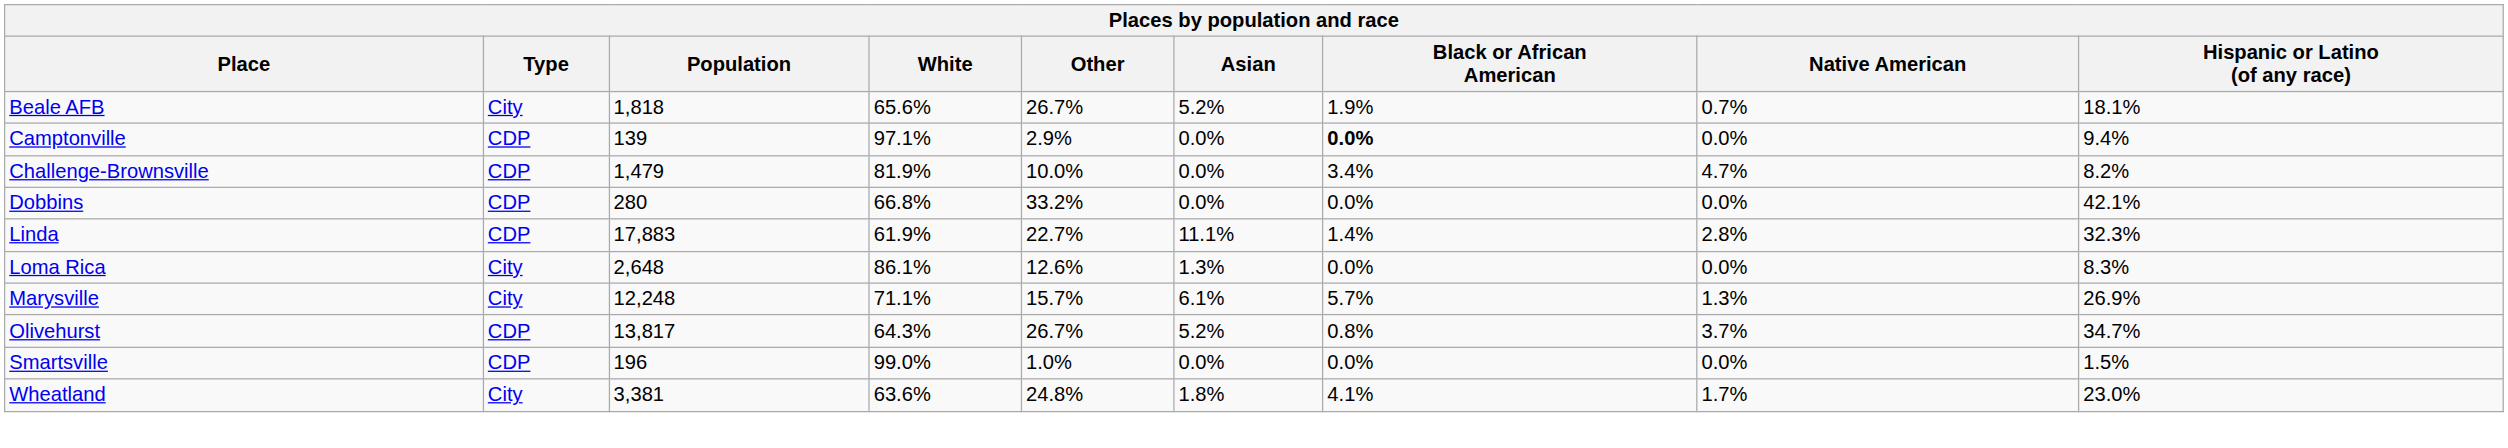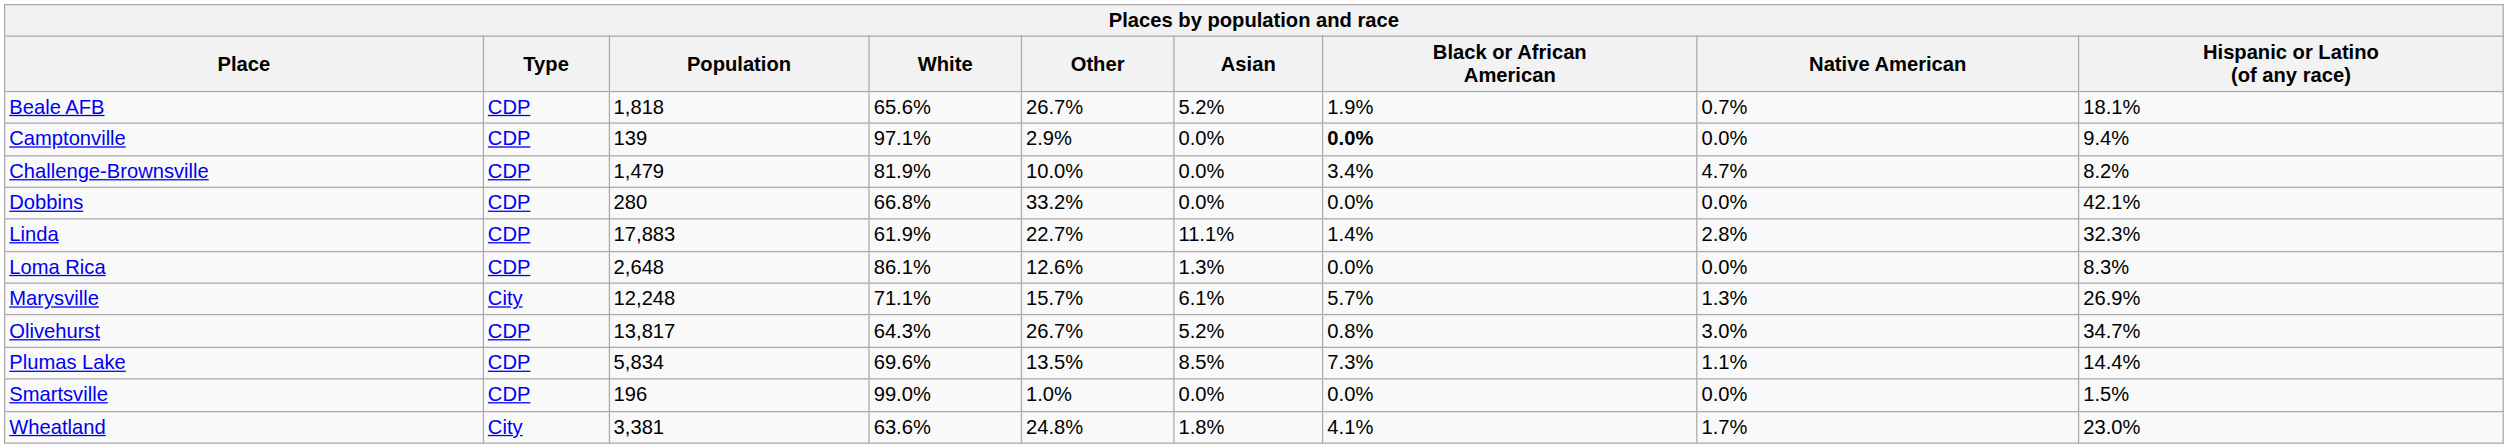(505, 107) City -> (509, 107) CDP
(505, 266) City -> (509, 266) CDP
(1724, 330) 3.7% -> (1724, 330) 3.0%
+ row: (68, 362)
